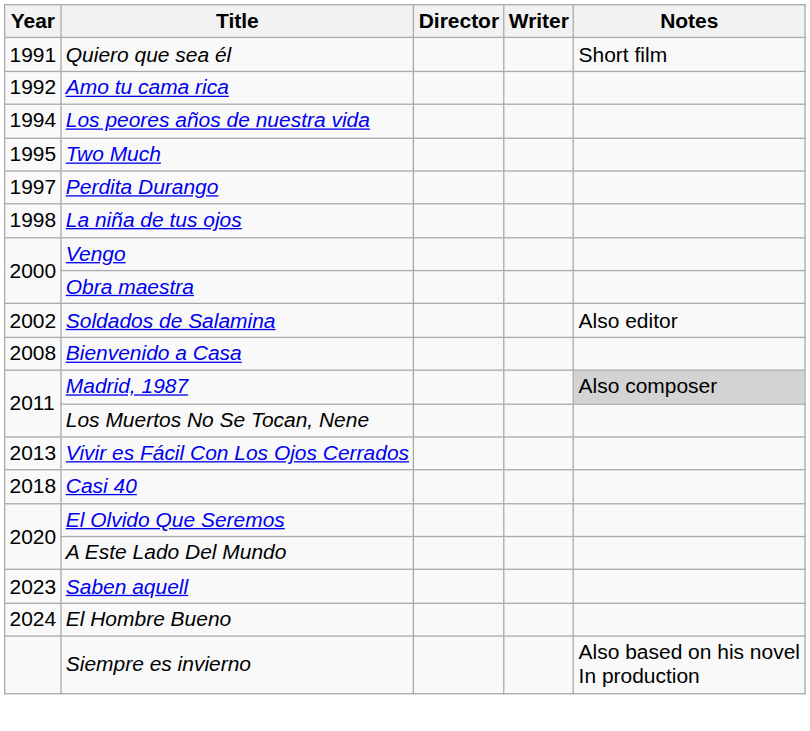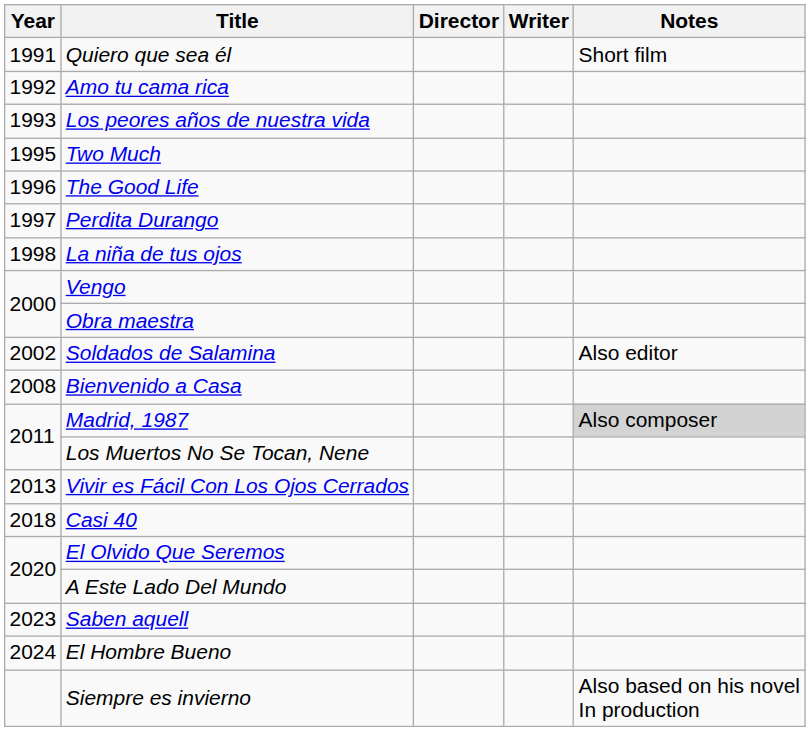(33, 120) 1994 -> (33, 120) 1993
+ row: (132, 187)
